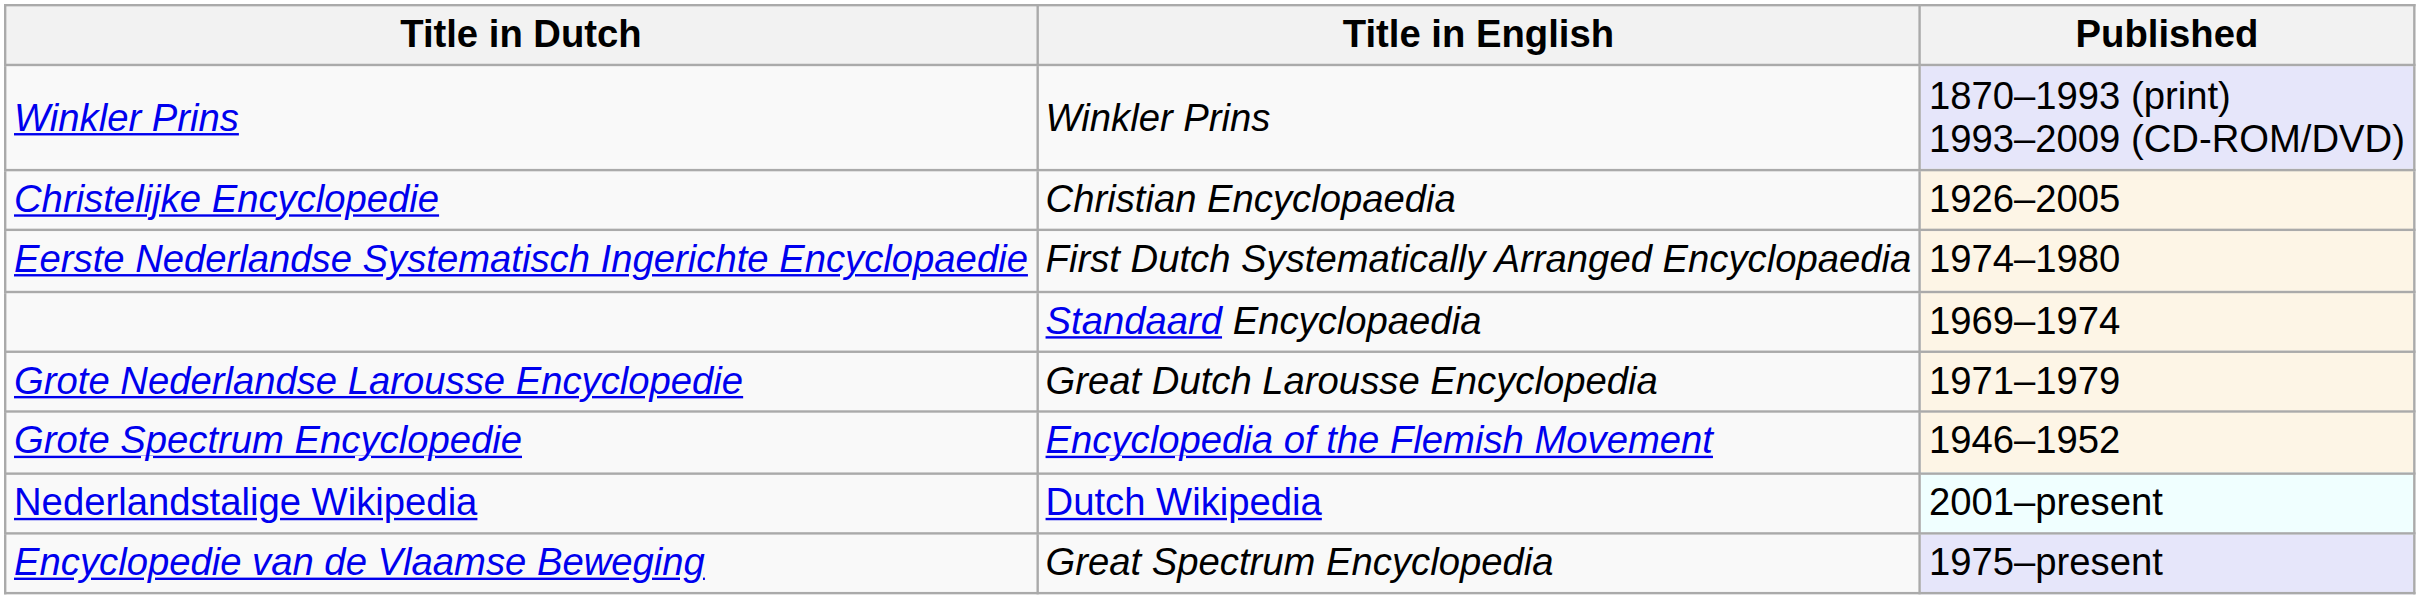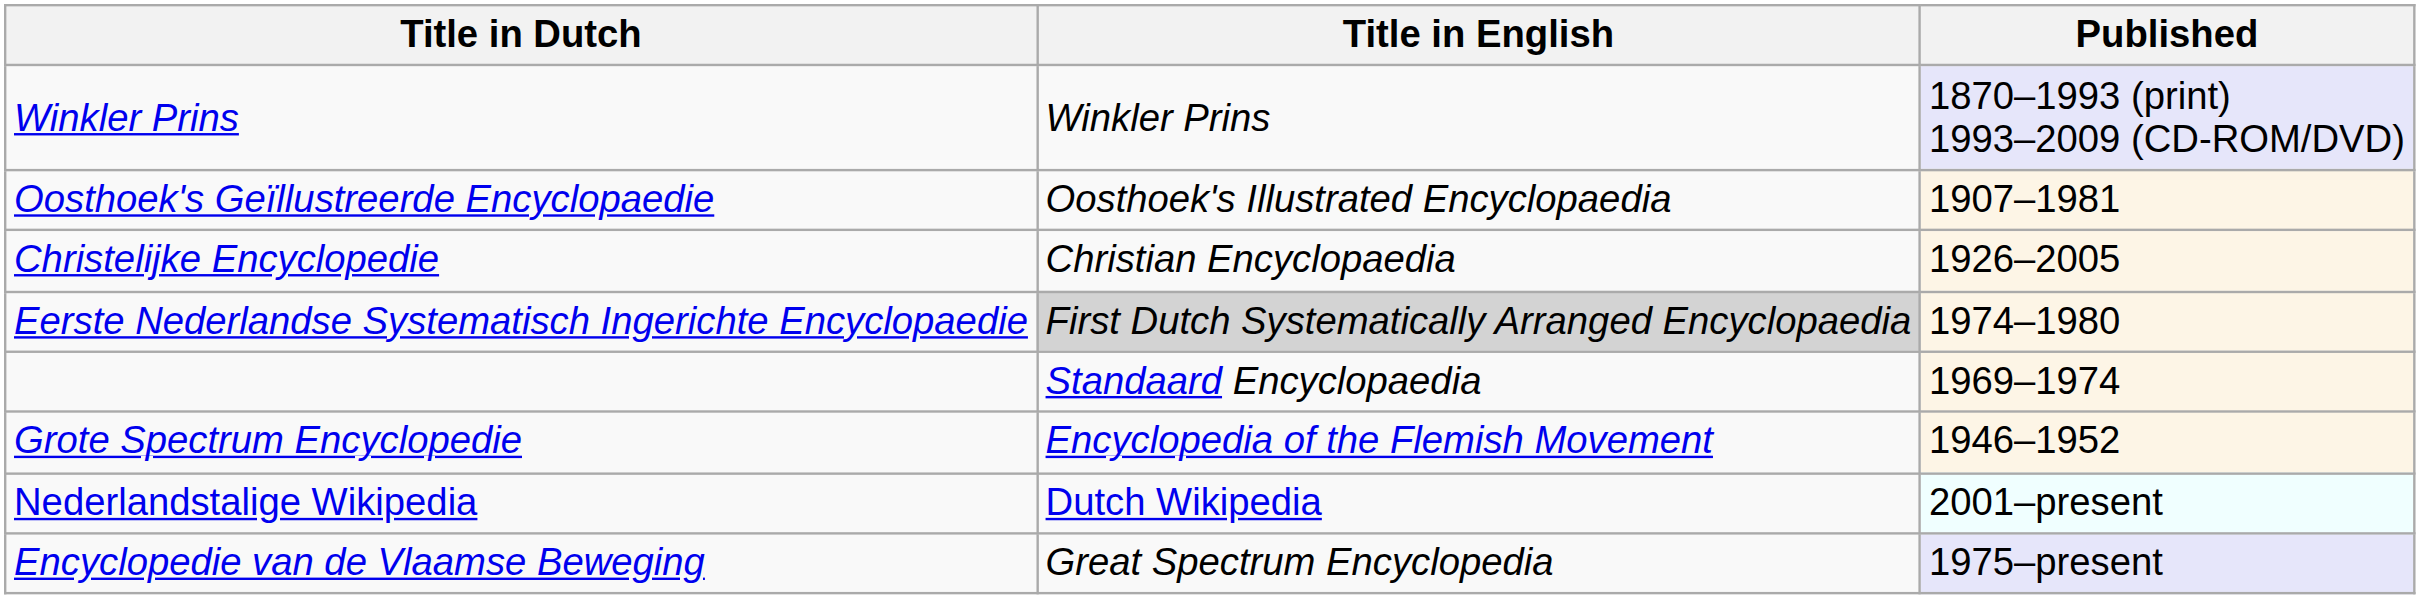+ row: (364, 199)
(1478, 259) no background -> (1478, 320) lightgrey background
- row: (379, 381)
